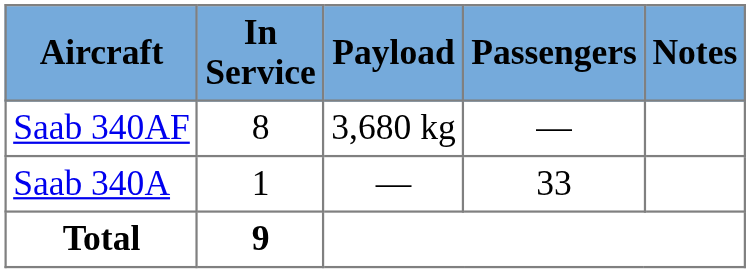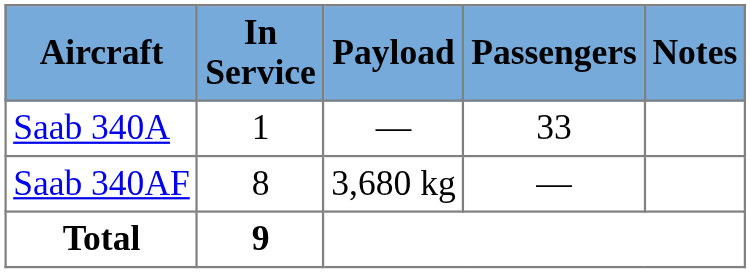rows swapped: (101, 127) <-> (92, 183)
